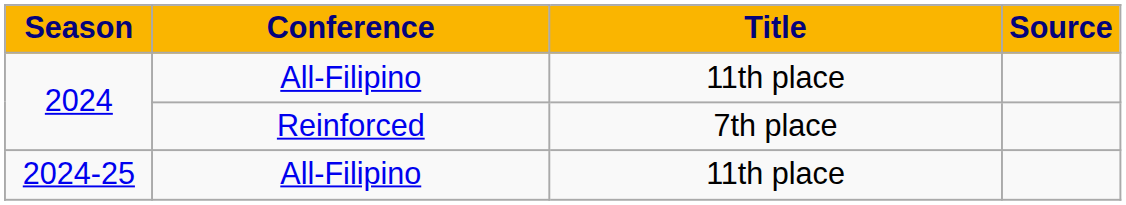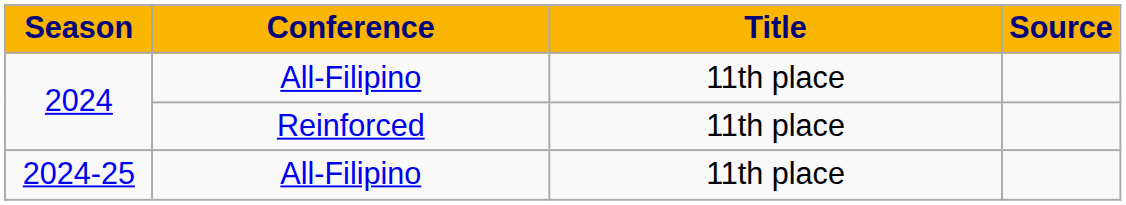(776, 125) 7th place -> (776, 125) 11th place
